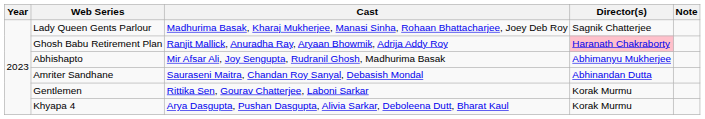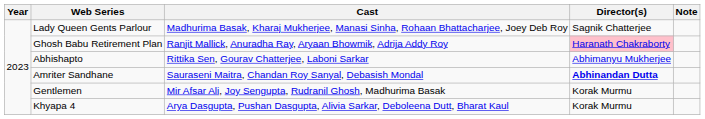(306, 59) Mir Afsar Ali, Joy Sengupta, Rudranil Ghosh, Madhurima Basak -> (268, 59) Rittika Sen, Gourav Chatterjee, Laboni Sarkar
(612, 75) normal -> (615, 75) bold
(268, 91) Rittika Sen, Gourav Chatterjee, Laboni Sarkar -> (306, 91) Mir Afsar Ali, Joy Sengupta, Rudranil Ghosh, Madhurima Basak
